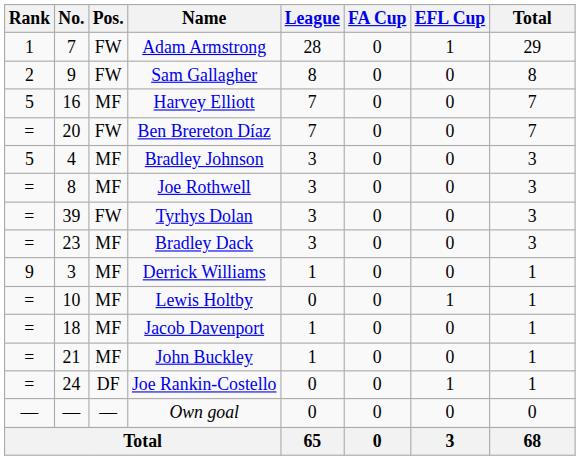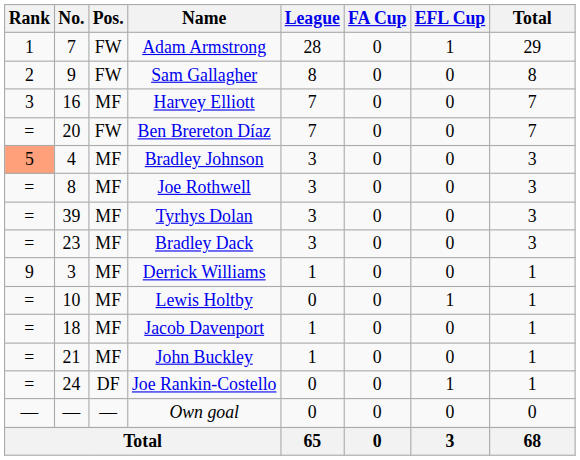(29, 103) 5 -> (29, 103) 3
(29, 159) no background -> (29, 159) lightsalmon background
(108, 215) FW -> (108, 215) MF
